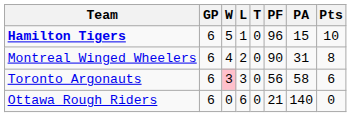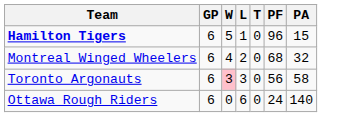- column: (331, 15)
(275, 58) 90 -> (275, 58) 68
(301, 58) 31 -> (301, 58) 32
(275, 101) 21 -> (275, 101) 24
